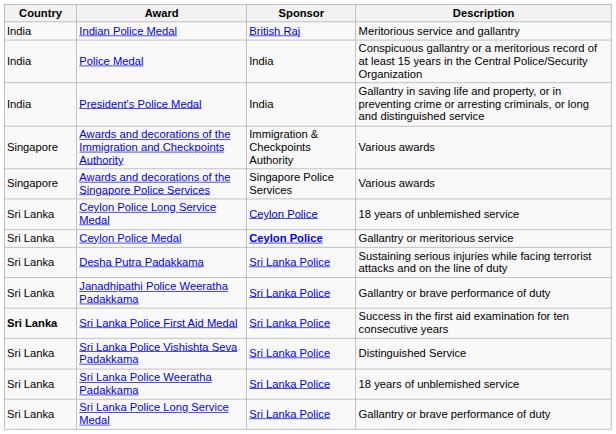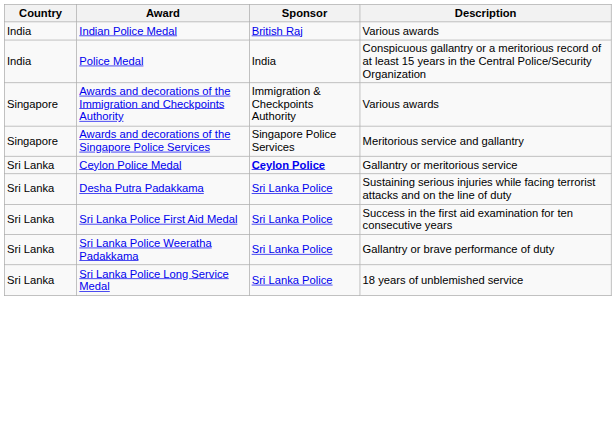(439, 31) Meritorious service and gallantry -> (401, 31) Various awards
- row: (140, 104)
(397, 184) Various awards -> (443, 141) Meritorious service and gallantry
- row: (148, 214)
- row: (154, 292)
(32, 323) bold -> (31, 219) normal
- row: (158, 353)
(439, 384) 18 years of unblemished service -> (458, 249) Gallantry or brave performance of duty
(454, 414) Gallantry or brave performance of duty -> (443, 280) 18 years of unblemished service
